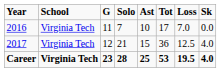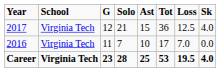rows swapped: (17, 28) <-> (17, 43)
